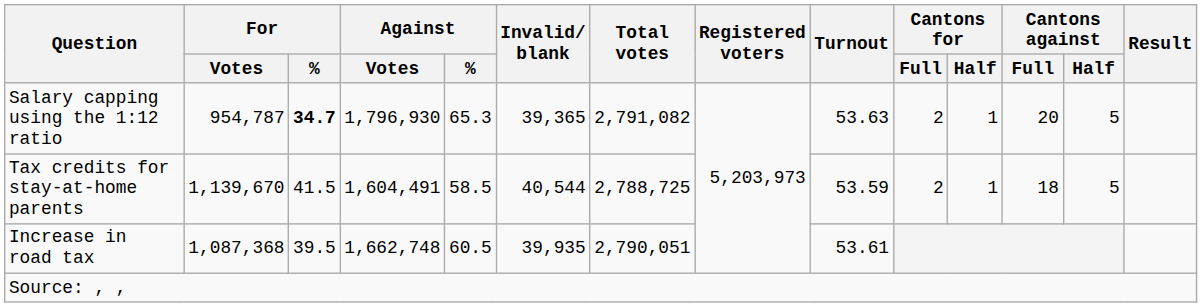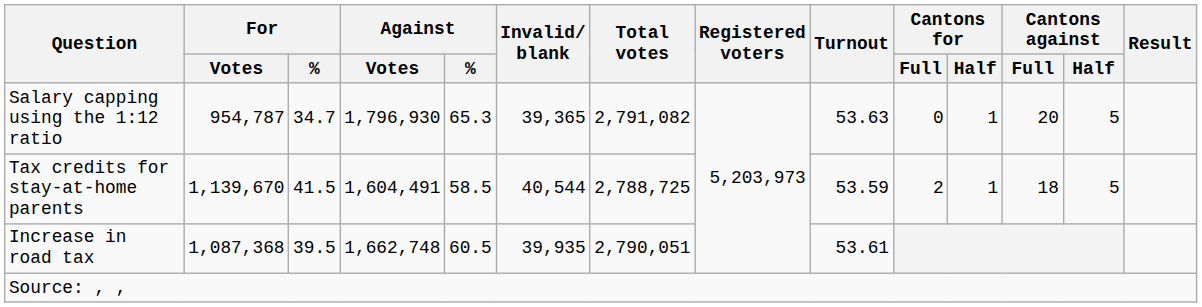(314, 118) bold -> (314, 118) normal
(938, 118) 2 -> (938, 118) 0
